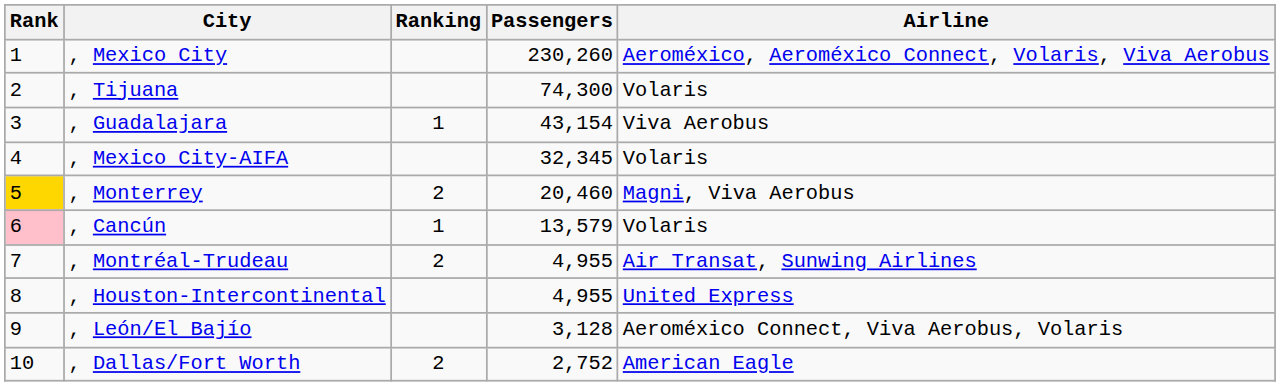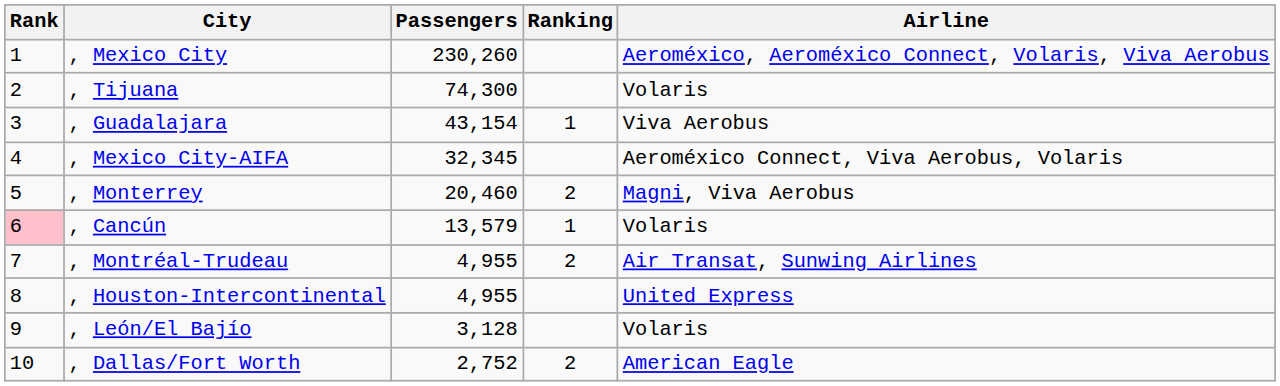columns swapped: (552, 22) <-> (438, 22)
(666, 158) Volaris -> (873, 158) Aeroméxico Connect, Viva Aerobus, Volaris
(16, 193) gold background -> (16, 193) no background
(873, 329) Aeroméxico Connect, Viva Aerobus, Volaris -> (666, 329) Volaris
